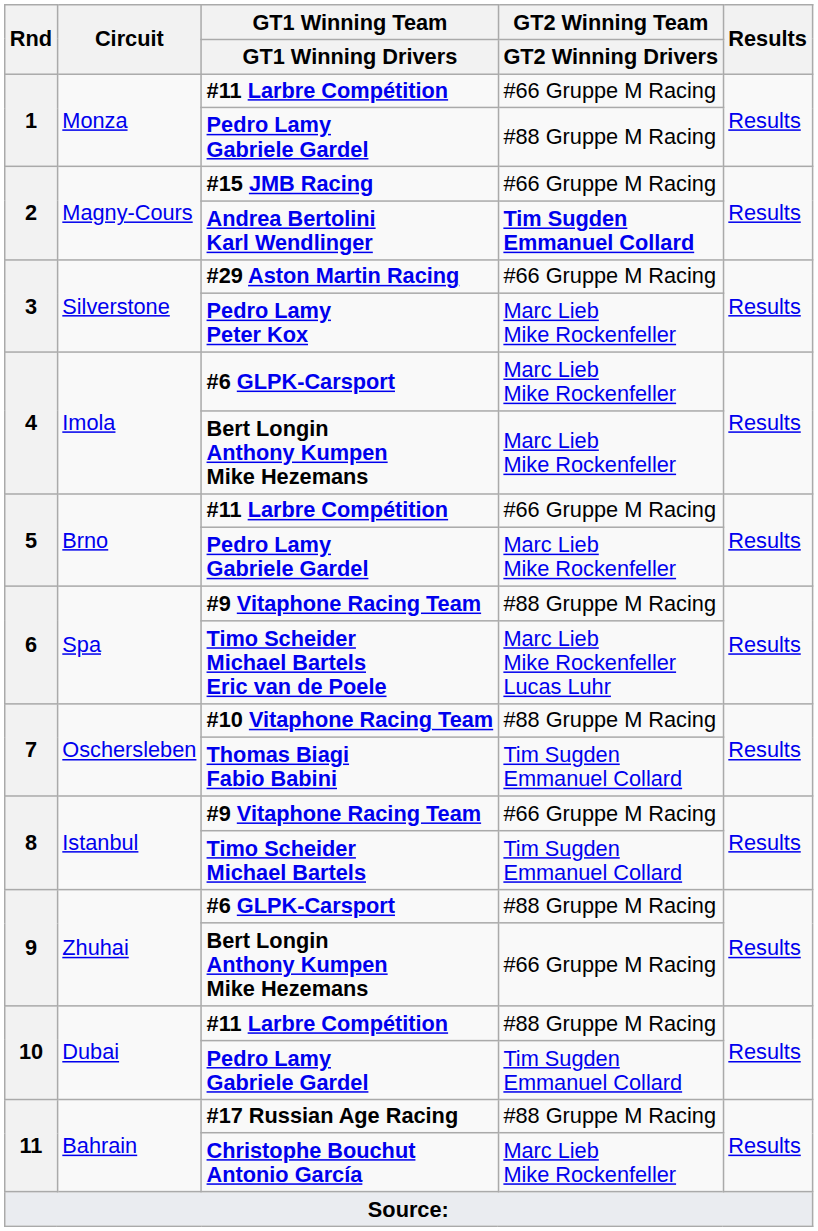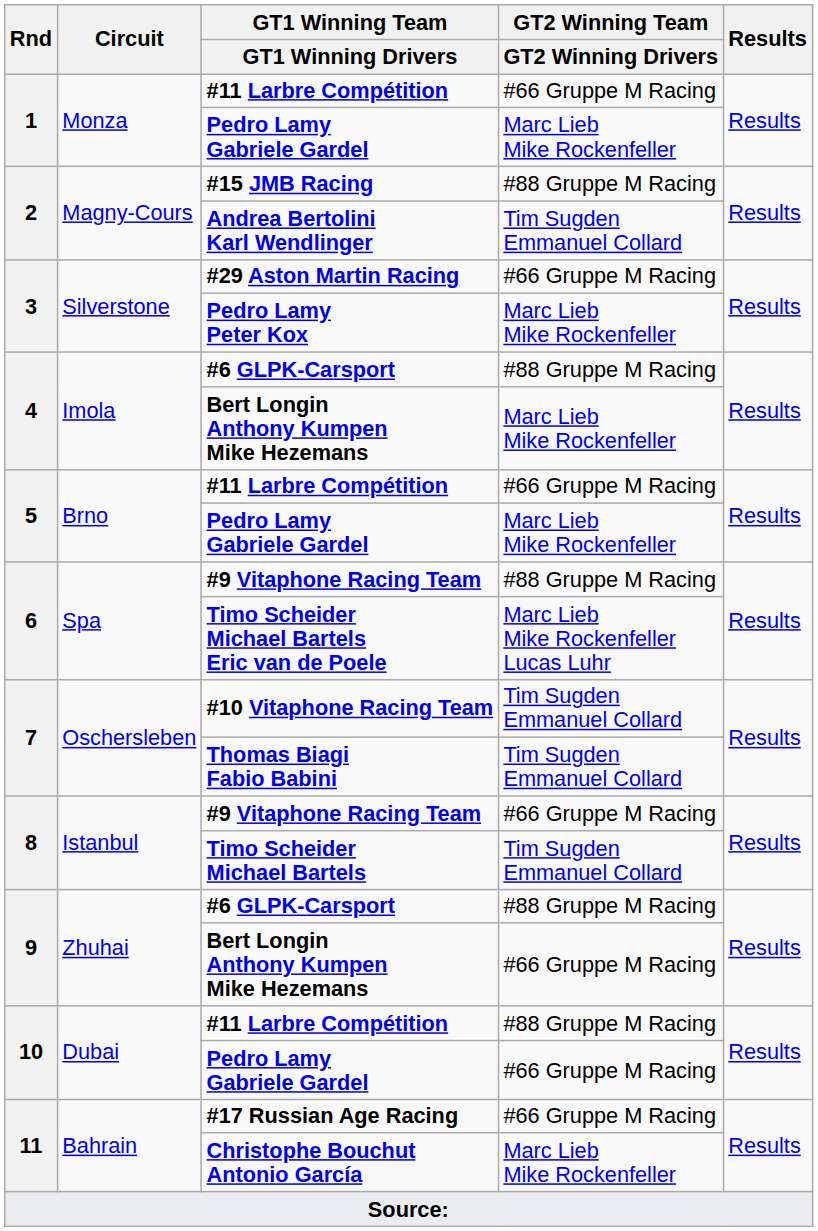(610, 137) #88 Gruppe M Racing -> (590, 137) Marc Lieb Mike Rockenfeller
(610, 184) #66 Gruppe M Racing -> (610, 184) #88 Gruppe M Racing
(599, 230) bold -> (593, 230) normal
(590, 382) Marc Lieb Mike Rockenfeller -> (610, 370) #88 Gruppe M Racing
(610, 721) #88 Gruppe M Racing -> (593, 709) Tim Sugden Emmanuel Collard
(593, 1070) Tim Sugden Emmanuel Collard -> (610, 1070) #66 Gruppe M Racing
(610, 1116) #88 Gruppe M Racing -> (610, 1116) #66 Gruppe M Racing
